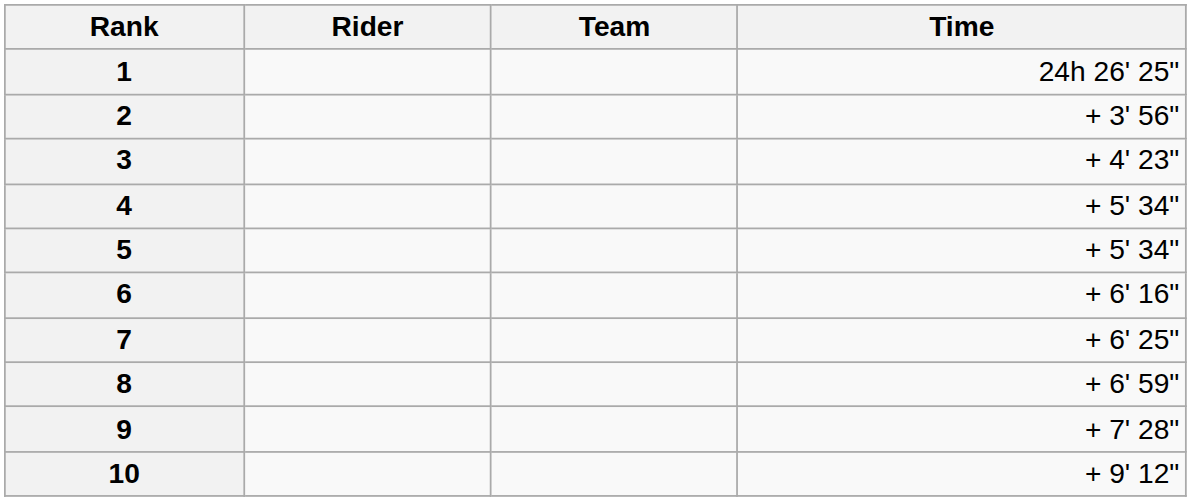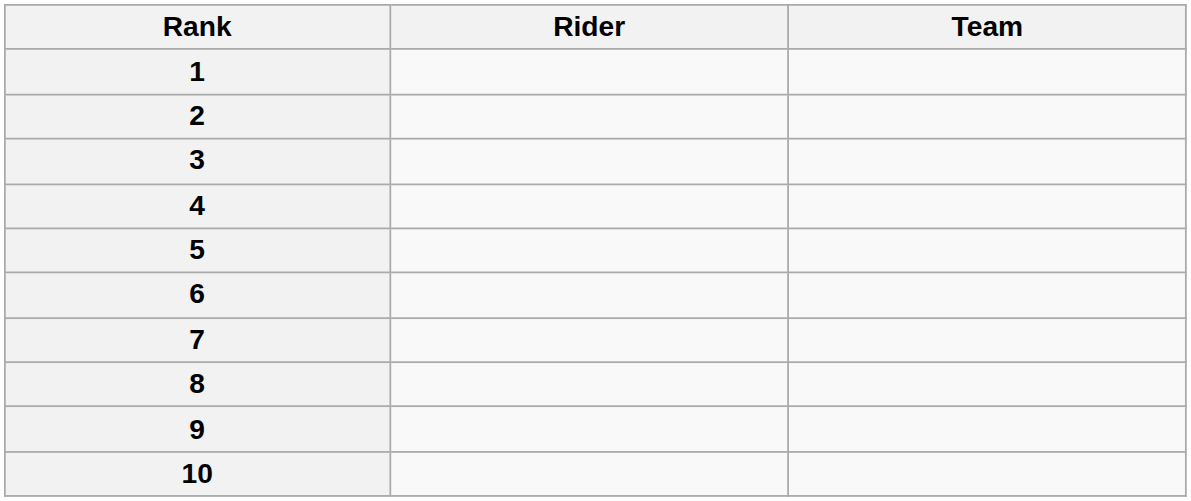- column: (962, 26)
